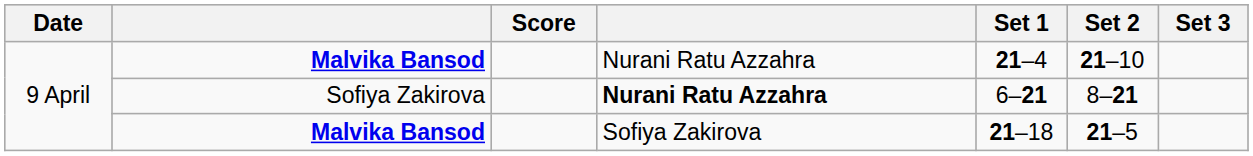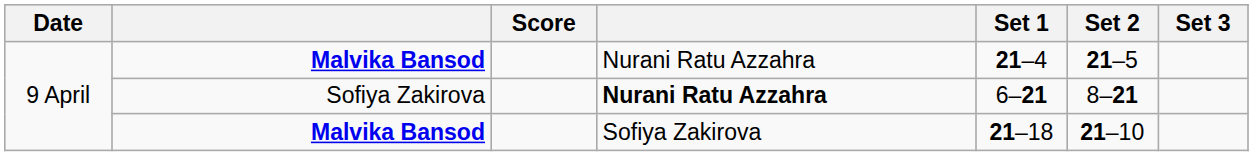(1112, 60) 21–10 -> (1112, 60) 21–5
(1112, 133) 21–5 -> (1112, 133) 21–10
